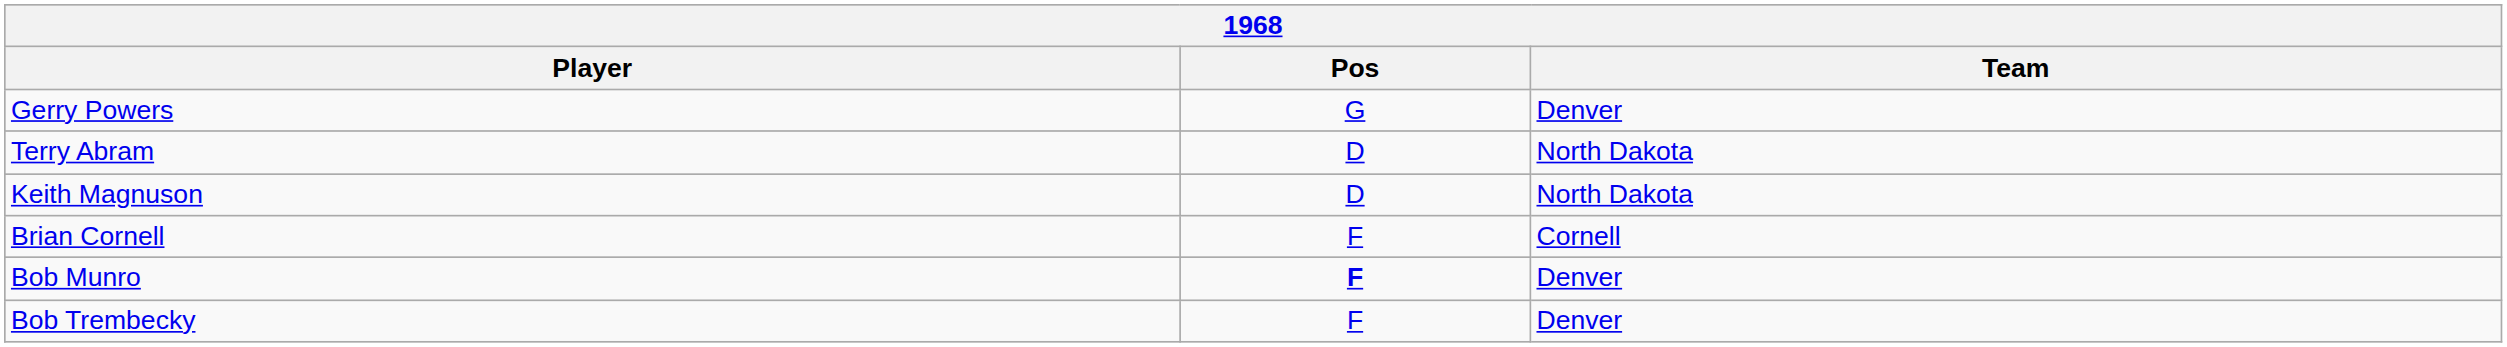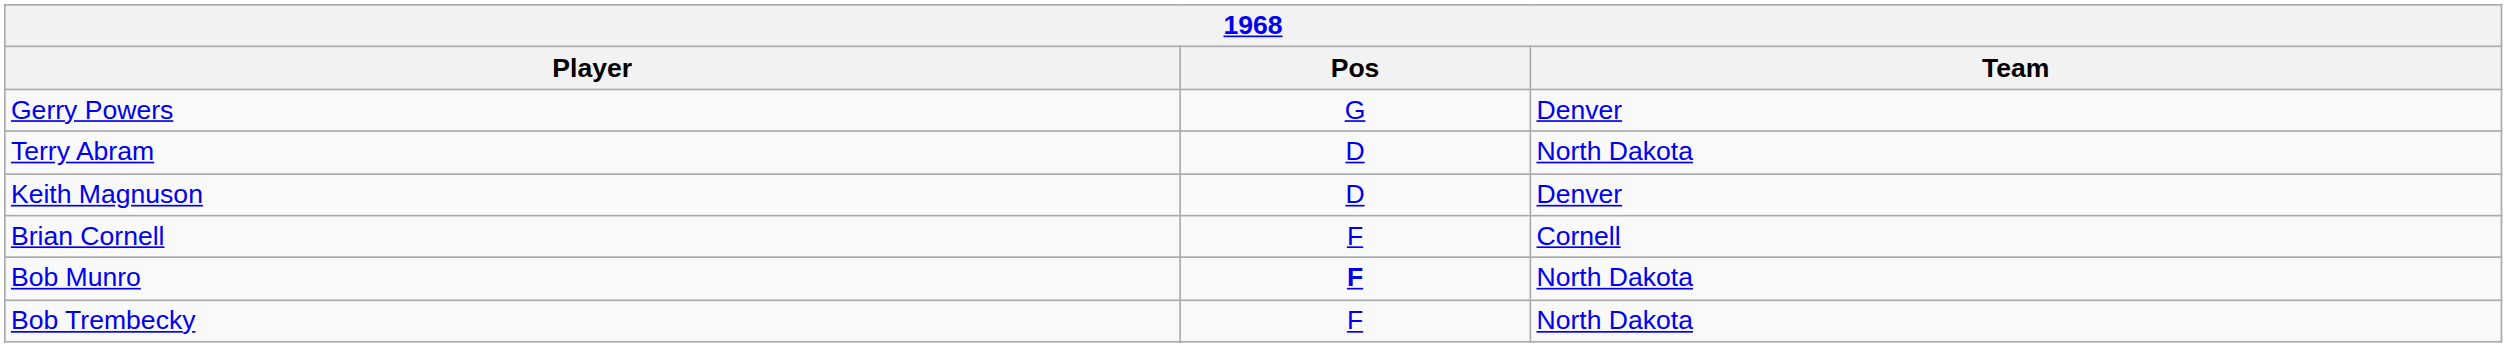(1615, 194) North Dakota -> (1579, 194) Denver
(1579, 278) Denver -> (1615, 278) North Dakota
(1579, 320) Denver -> (1615, 320) North Dakota
